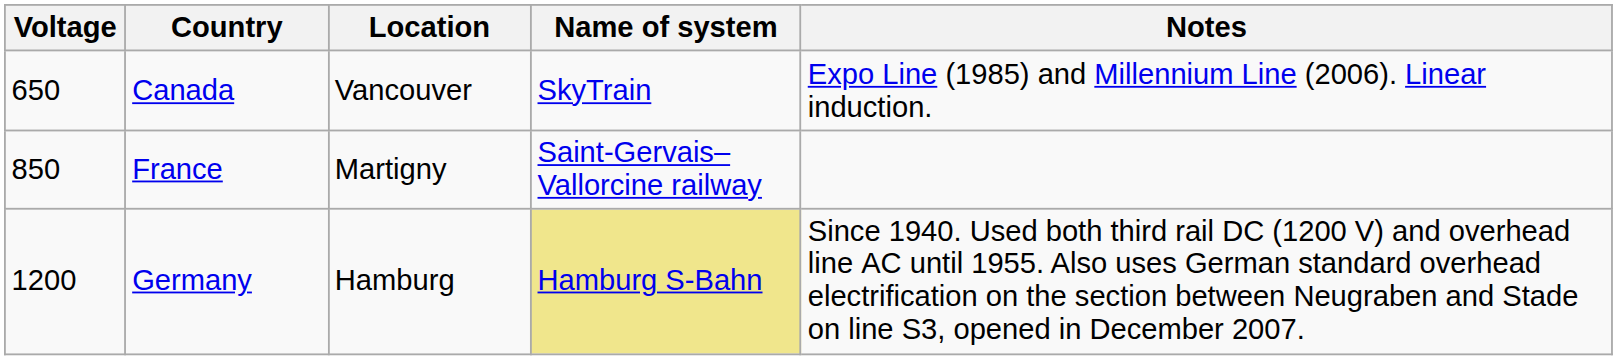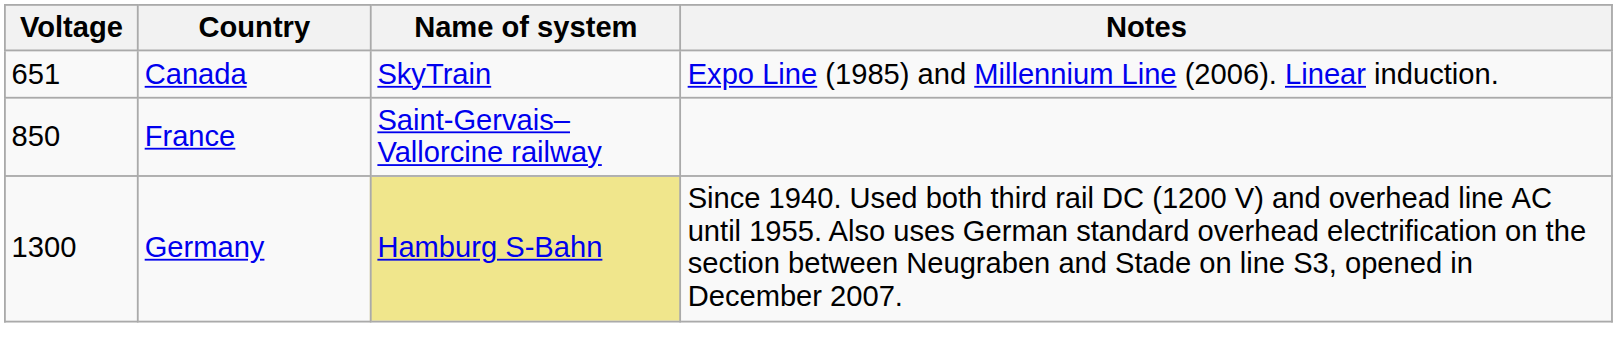- column: (429, 27)
(36, 90) 650 -> (36, 73) 651
(44, 280) 1200 -> (44, 248) 1300
